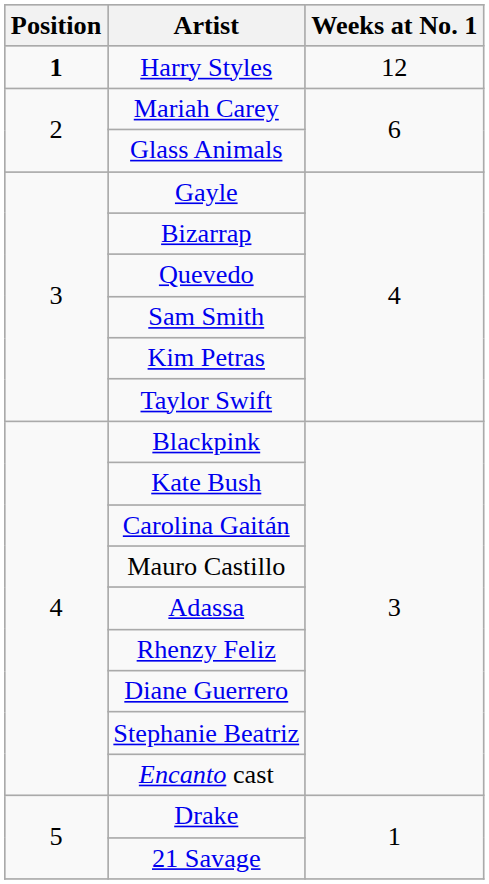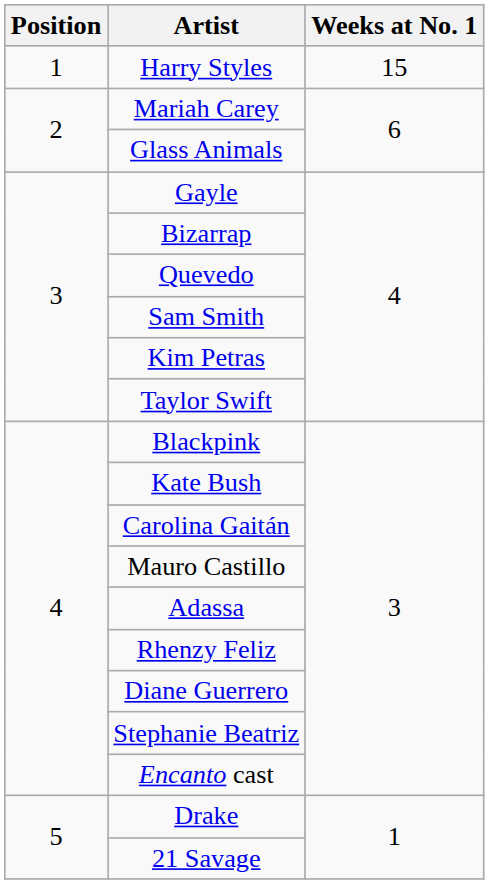(56, 66) bold -> (56, 66) normal
(394, 66) 12 -> (394, 66) 15
